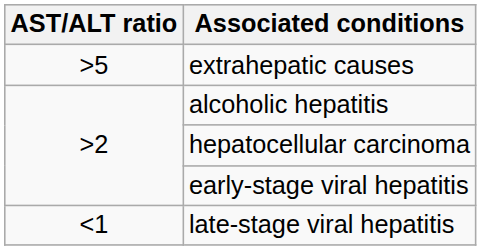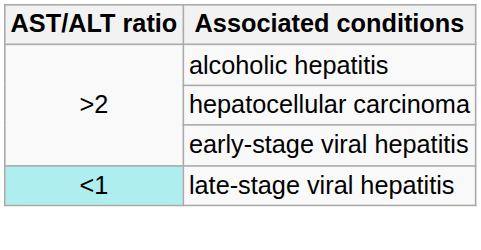- row: (301, 64)
(94, 225) no background -> (94, 184) paleturquoise background
